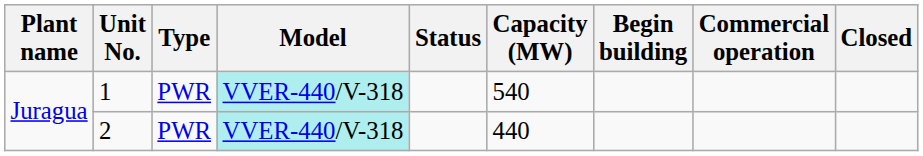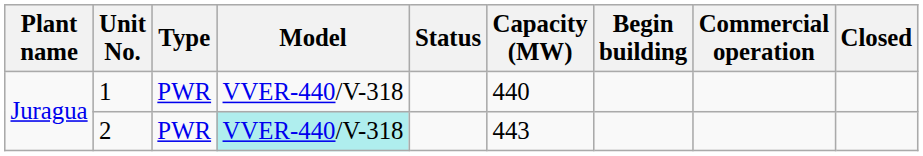(313, 91) paleturquoise background -> (313, 91) no background
(511, 91) 540 -> (511, 91) 440
(511, 130) 440 -> (511, 130) 443
